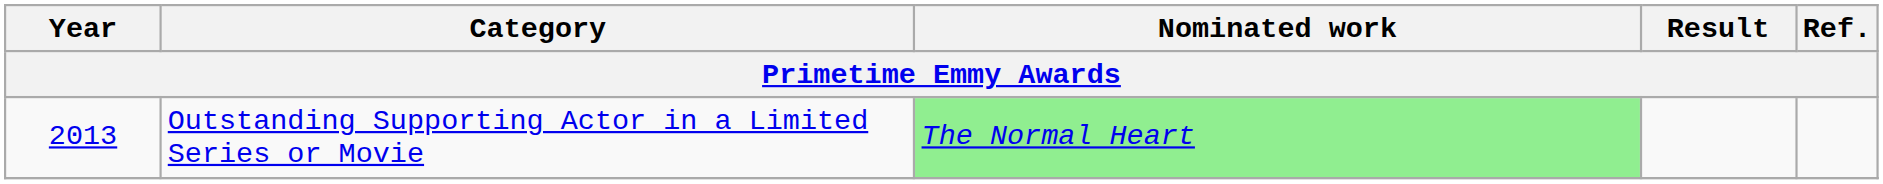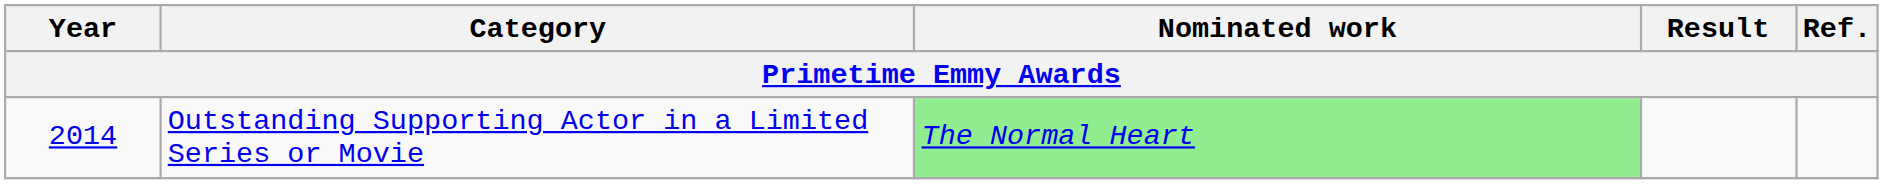(83, 138) 2013 -> (83, 138) 2014
